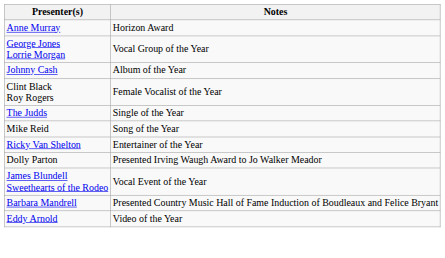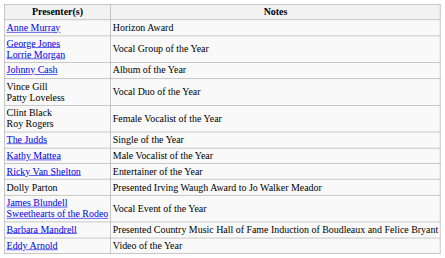+ row: (36, 92)
- row: (28, 129)
+ row: (34, 155)
